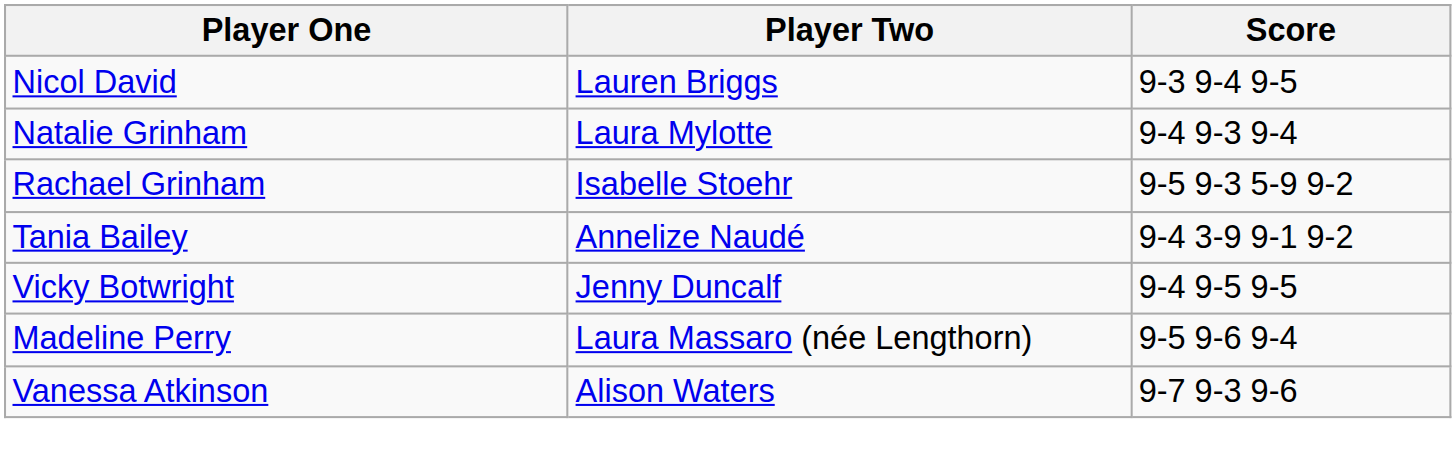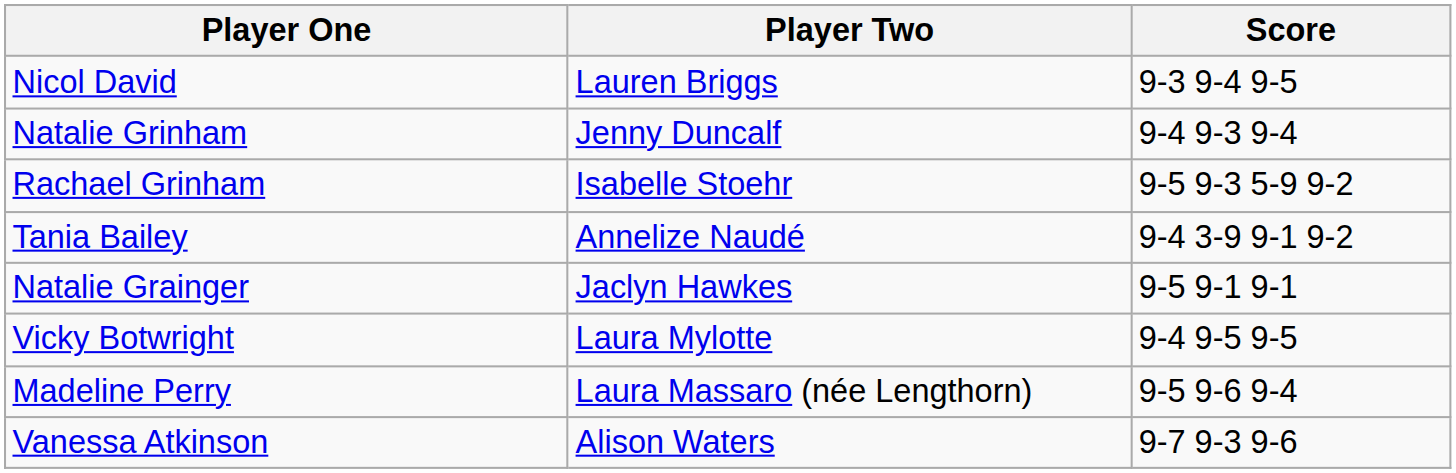(674, 133) Laura Mylotte -> (678, 133) Jenny Duncalf
+ row: (131, 287)
(678, 287) Jenny Duncalf -> (674, 339) Laura Mylotte
